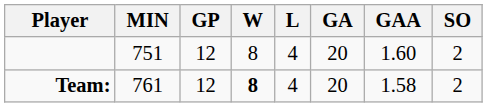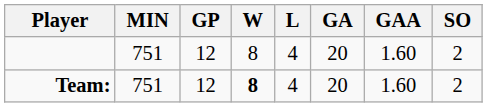(148, 85) 761 -> (148, 85) 751
(398, 85) 1.58 -> (398, 85) 1.60
